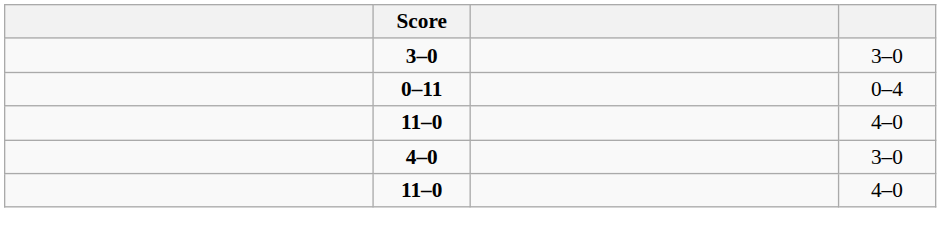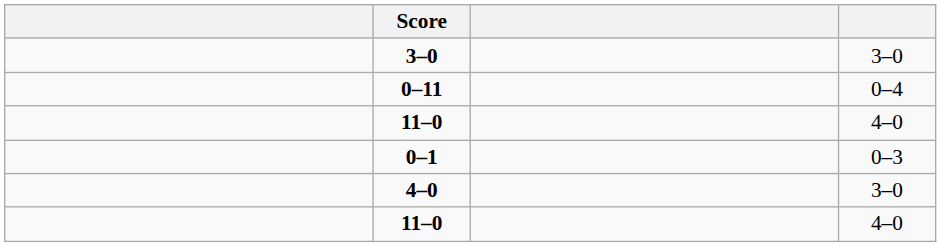+ row: (422, 156)
